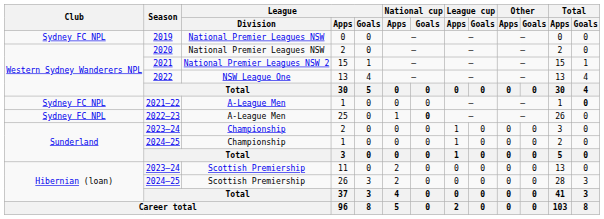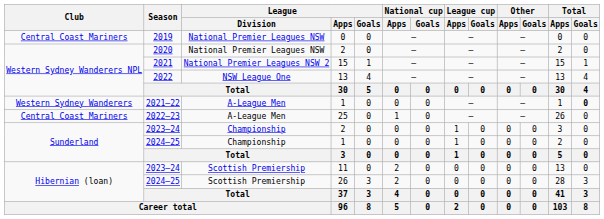(74, 37) Sydney FC NPL -> (74, 37) Central Coast Mariners
(74, 103) Sydney FC NPL -> (74, 103) Western Sydney Wanderers
(74, 116) Sydney FC NPL -> (74, 116) Central Coast Mariners
(428, 116) bold -> (428, 116) normal
